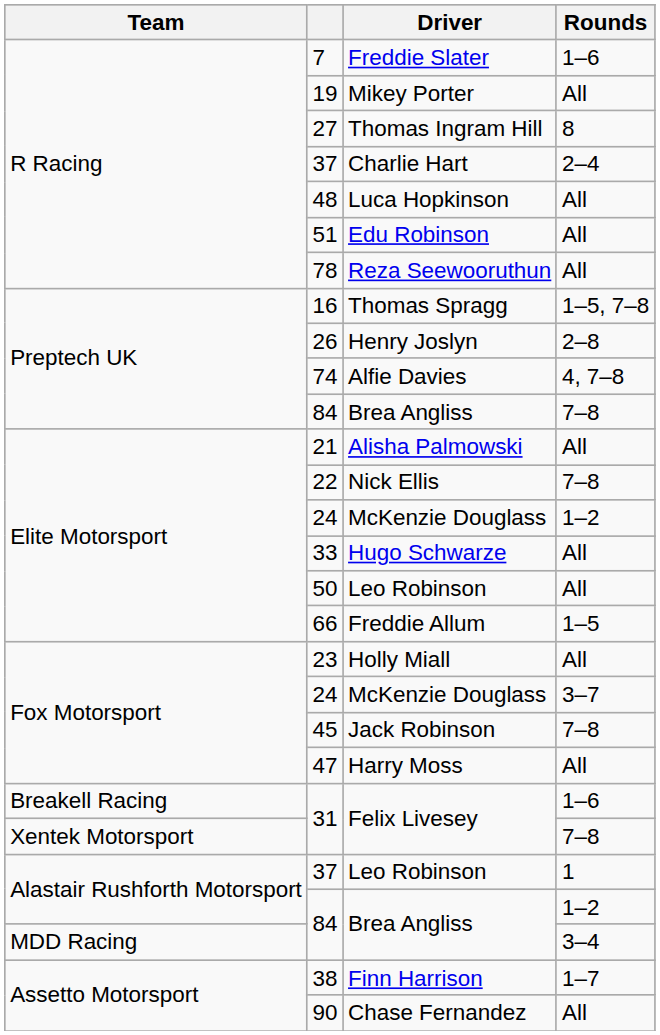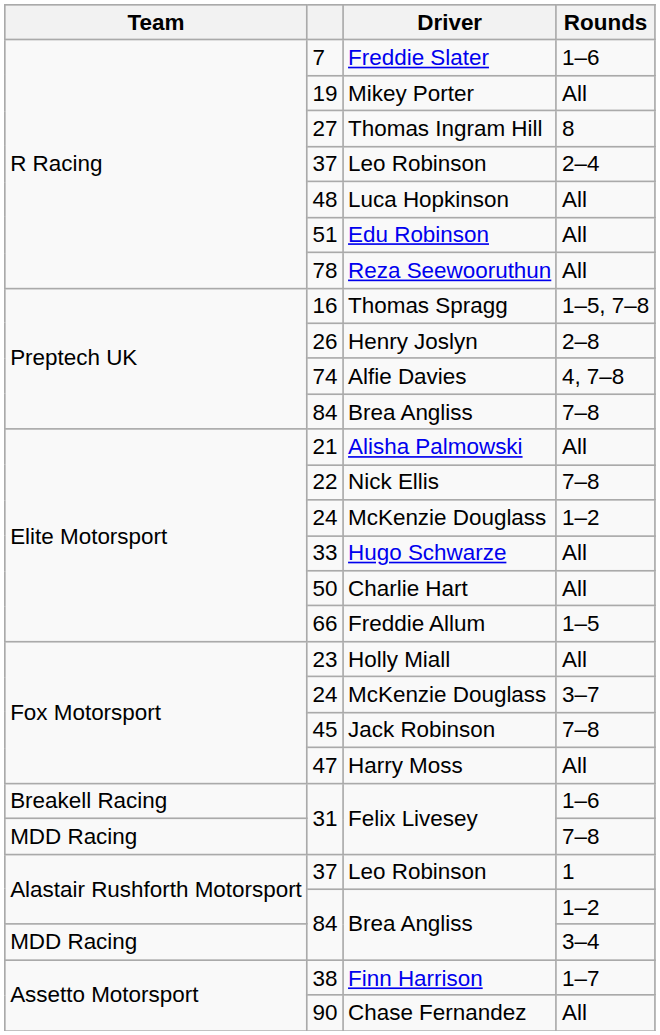(408, 164) Charlie Hart -> (417, 164) Leo Robinson
(417, 588) Leo Robinson -> (408, 588) Charlie Hart
(102, 836) Xentek Motorsport -> (74, 836) MDD Racing
